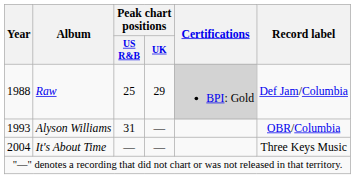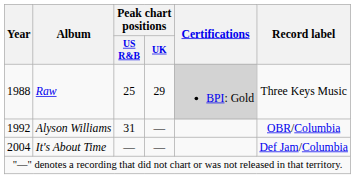(304, 91) Def Jam/Columbia -> (304, 91) Three Keys Music
(19, 128) 1993 -> (19, 128) 1992
(304, 146) Three Keys Music -> (304, 146) Def Jam/Columbia
